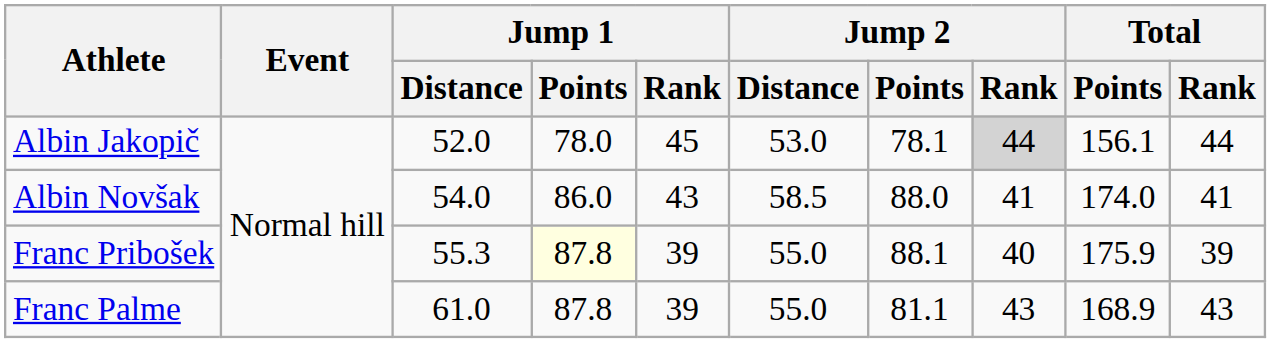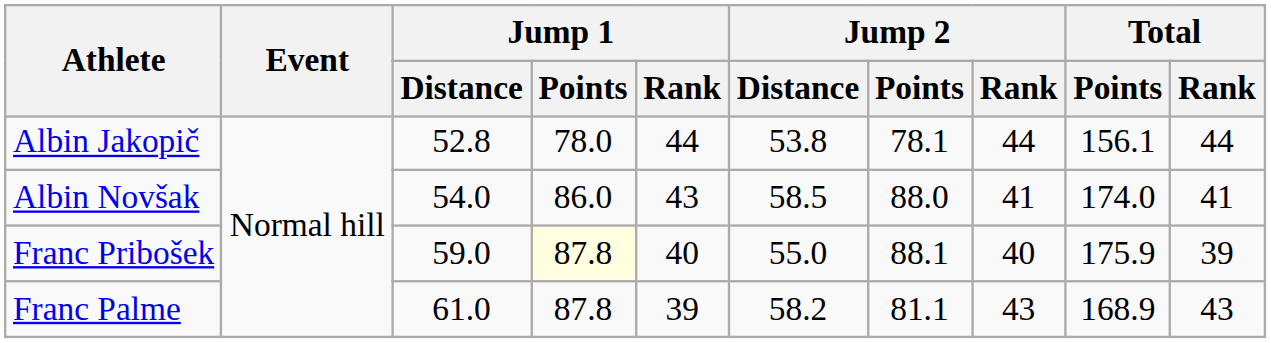(462, 142) 52.0 -> (462, 142) 52.8
(682, 142) 45 -> (682, 142) 44
(798, 142) 53.0 -> (798, 142) 53.8
(1019, 142) lightgrey background -> (1019, 142) no background
(462, 252) 55.3 -> (462, 252) 59.0
(682, 252) 39 -> (682, 252) 40
(798, 307) 55.0 -> (798, 307) 58.2
